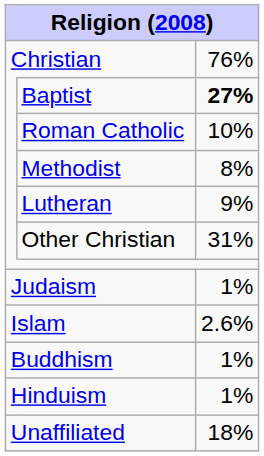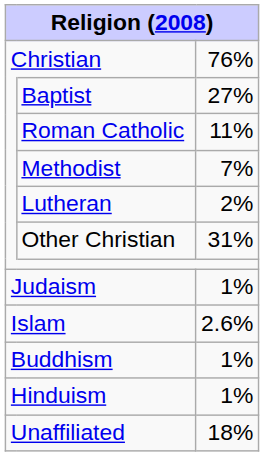(230, 95) bold -> (230, 95) normal
(230, 131) 10% -> (231, 131) 11%
(237, 167) 8% -> (237, 167) 7%
(237, 204) 9% -> (237, 204) 2%
